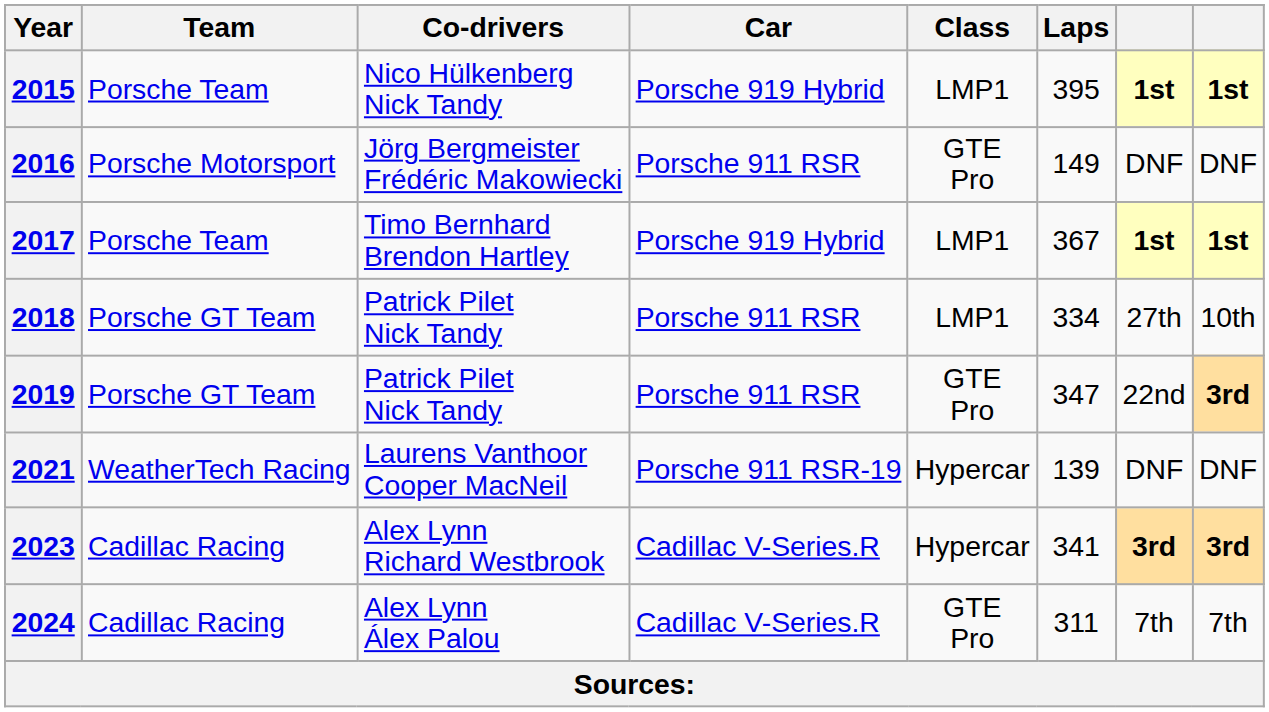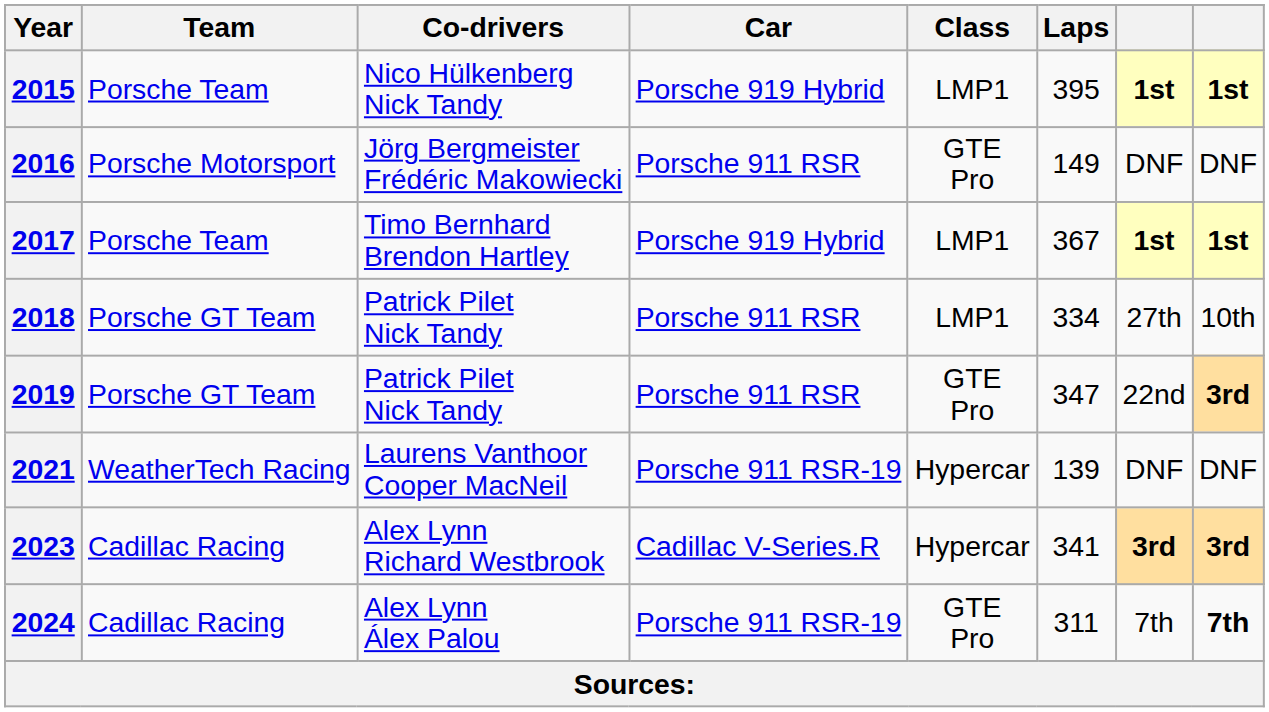(758, 623) Cadillac V-Series.R -> (769, 623) Porsche 911 RSR-19
(1228, 623) normal -> (1228, 623) bold
